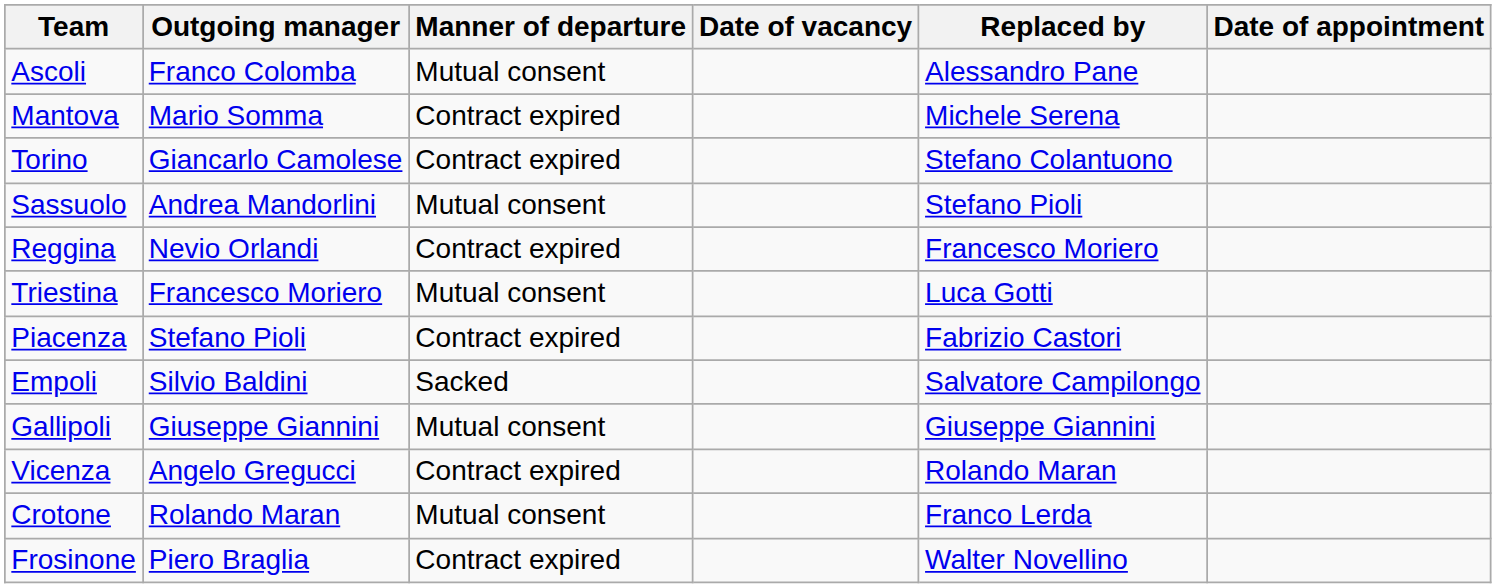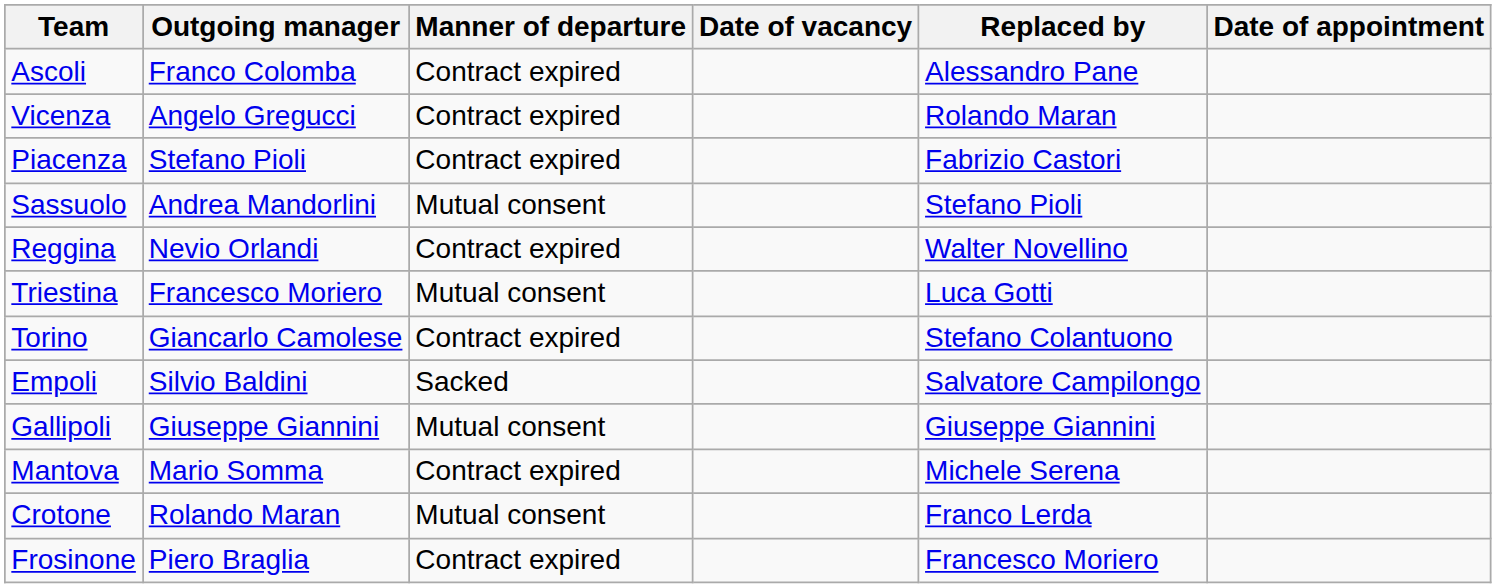(510, 71) Mutual consent -> (518, 71) Contract expired
rows swapped: (61, 470) <-> (65, 115)
rows swapped: (69, 337) <-> (49, 159)
(1042, 248) Francesco Moriero -> (1026, 248) Walter Novellino
(1026, 559) Walter Novellino -> (1042, 559) Francesco Moriero
